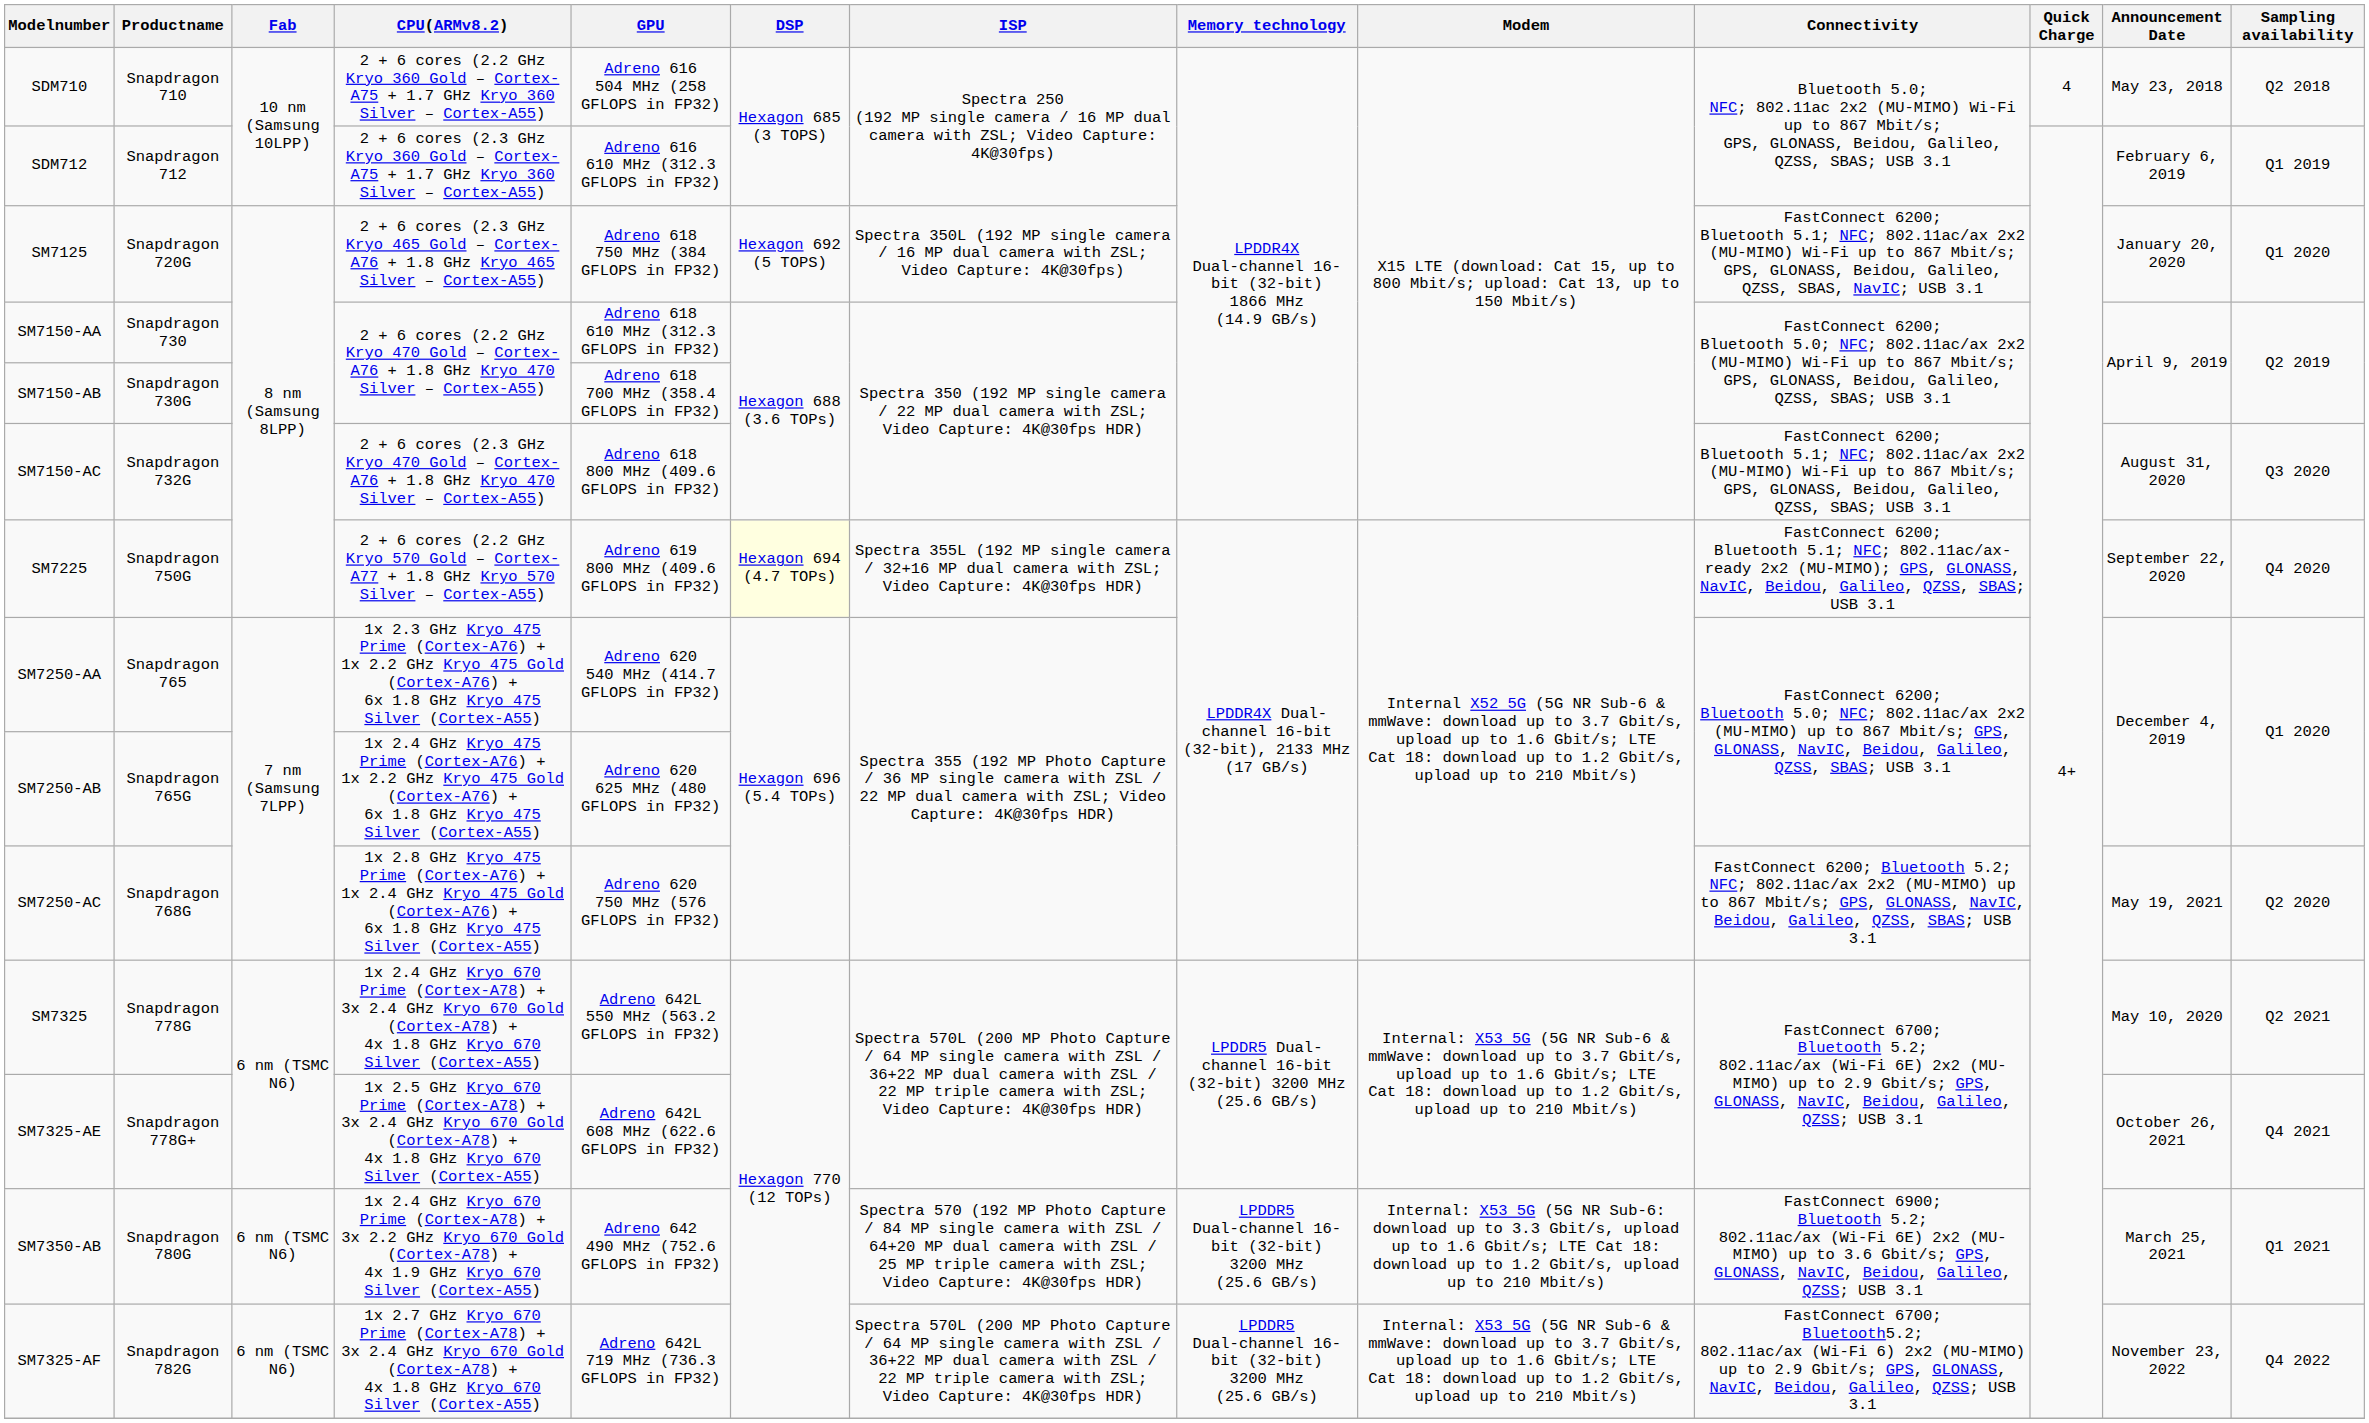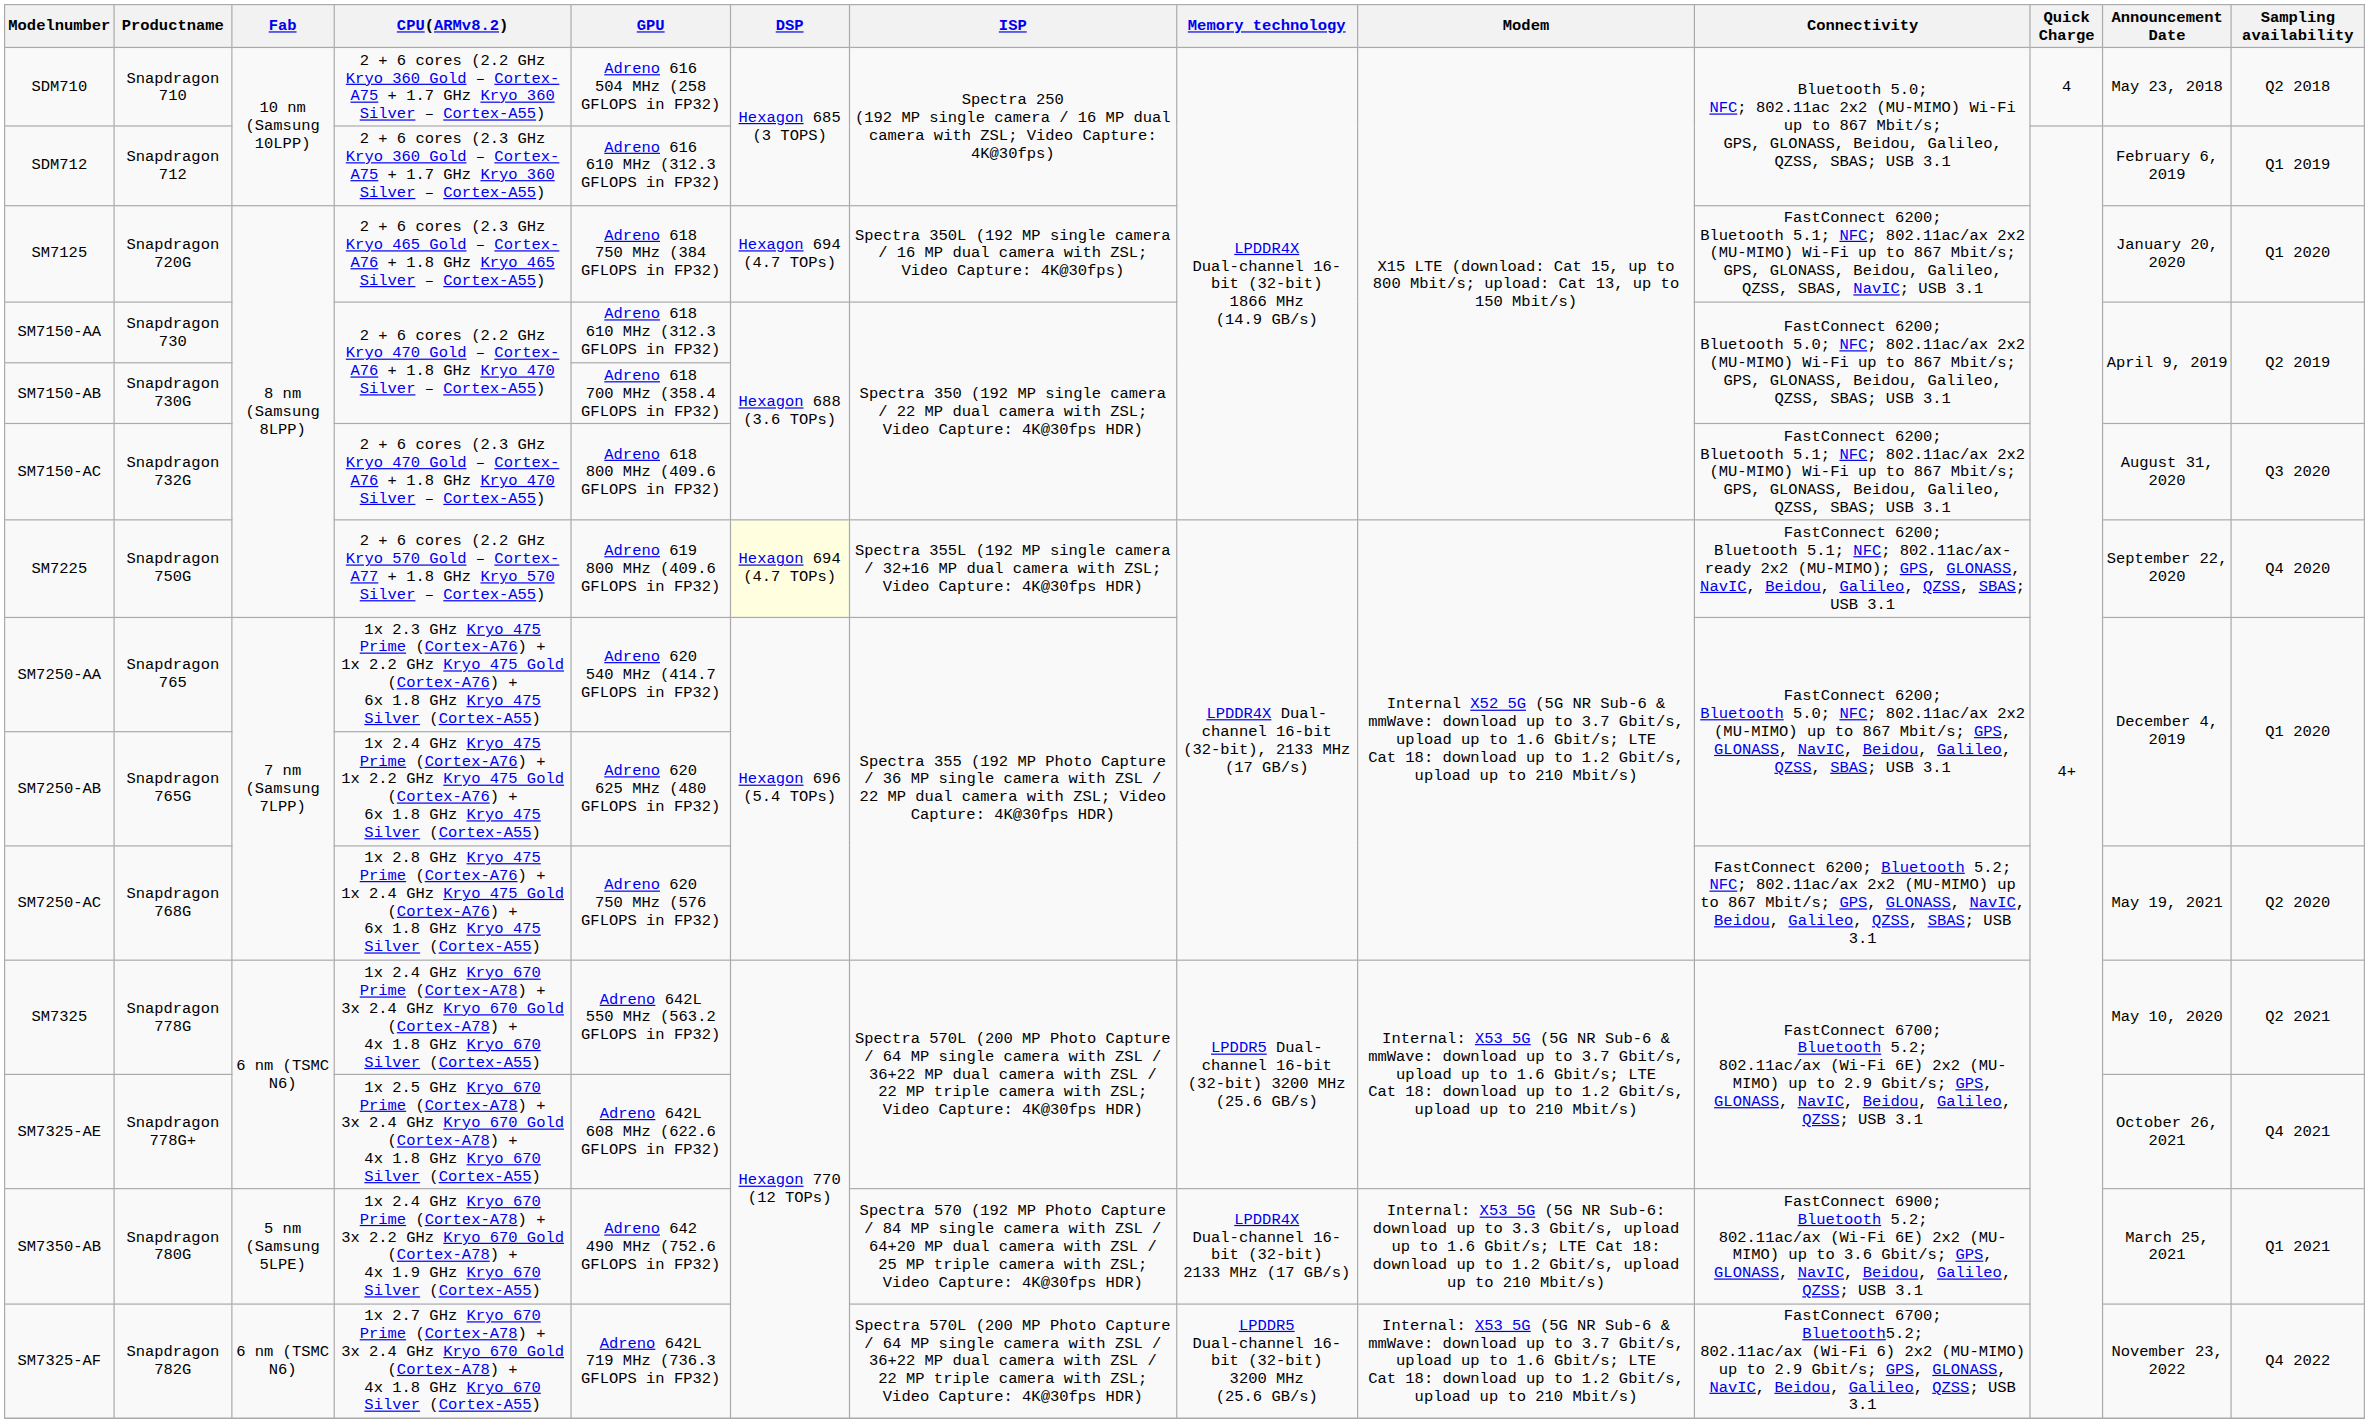(790, 253) Hexagon 692 (5 TOPS) -> (790, 253) Hexagon 694 (4.7 TOPs)
(283, 1246) 6 nm (TSMC N6) -> (283, 1246) 5 nm (Samsung 5LPE)
(1267, 1246) LPDDR5 Dual-channel 16-bit (32-bit) 3200 MHz (25.6 GB/s) -> (1267, 1246) LPDDR4X Dual-channel 16-bit (32-bit) 2133 MHz (17 GB/s)
